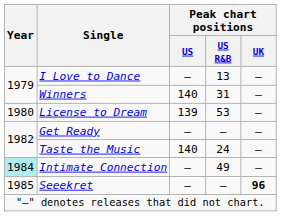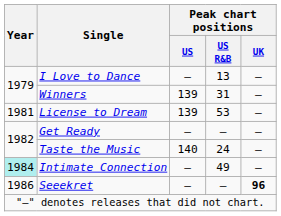(188, 94) 140 -> (188, 94) 139
(21, 112) 1980 -> (21, 112) 1981
(21, 185) 1985 -> (21, 185) 1986
